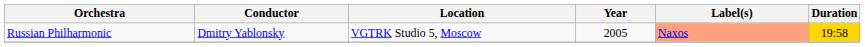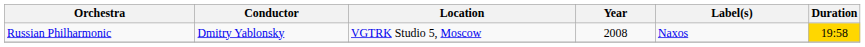(615, 32) 2005 -> (615, 32) 2008
(673, 32) lightsalmon background -> (673, 32) no background
